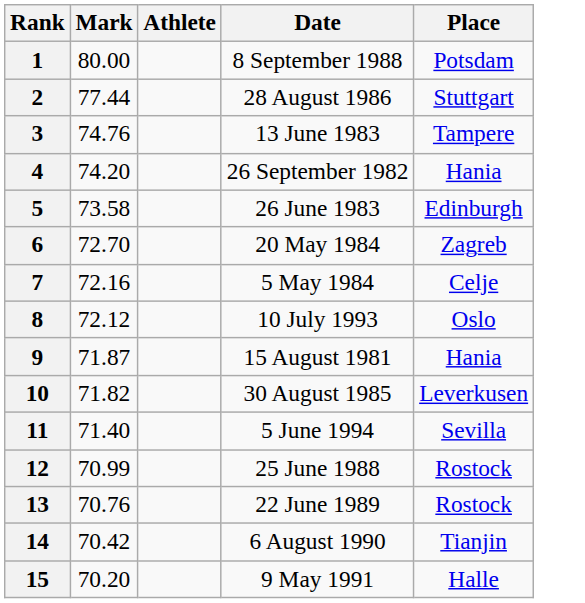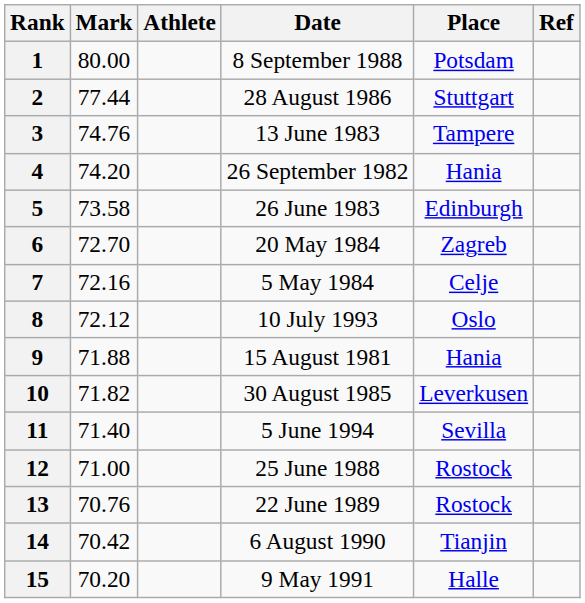+ column: (556, 23)
(104, 356) 71.87 -> (104, 356) 71.88
(104, 467) 70.99 -> (104, 467) 71.00
